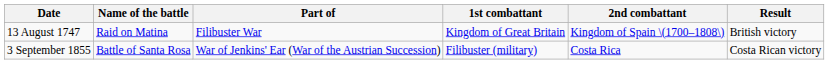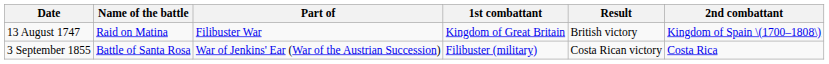columns swapped: (647, 13) <-> (775, 13)
